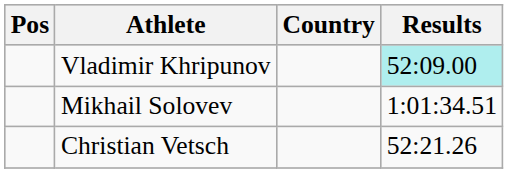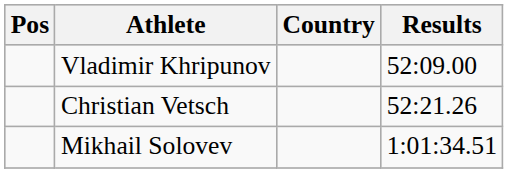(432, 65) paleturquoise background -> (432, 65) no background
rows swapped: (145, 146) <-> (147, 106)
